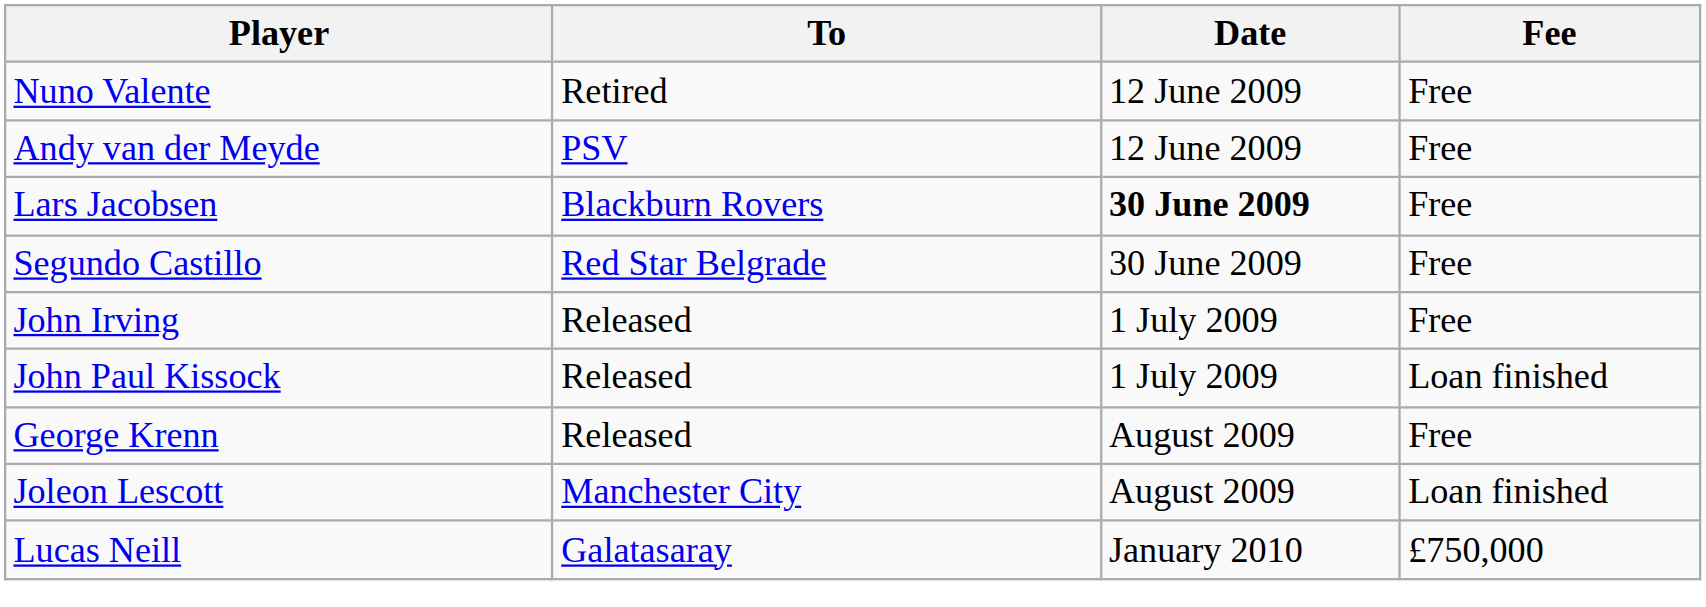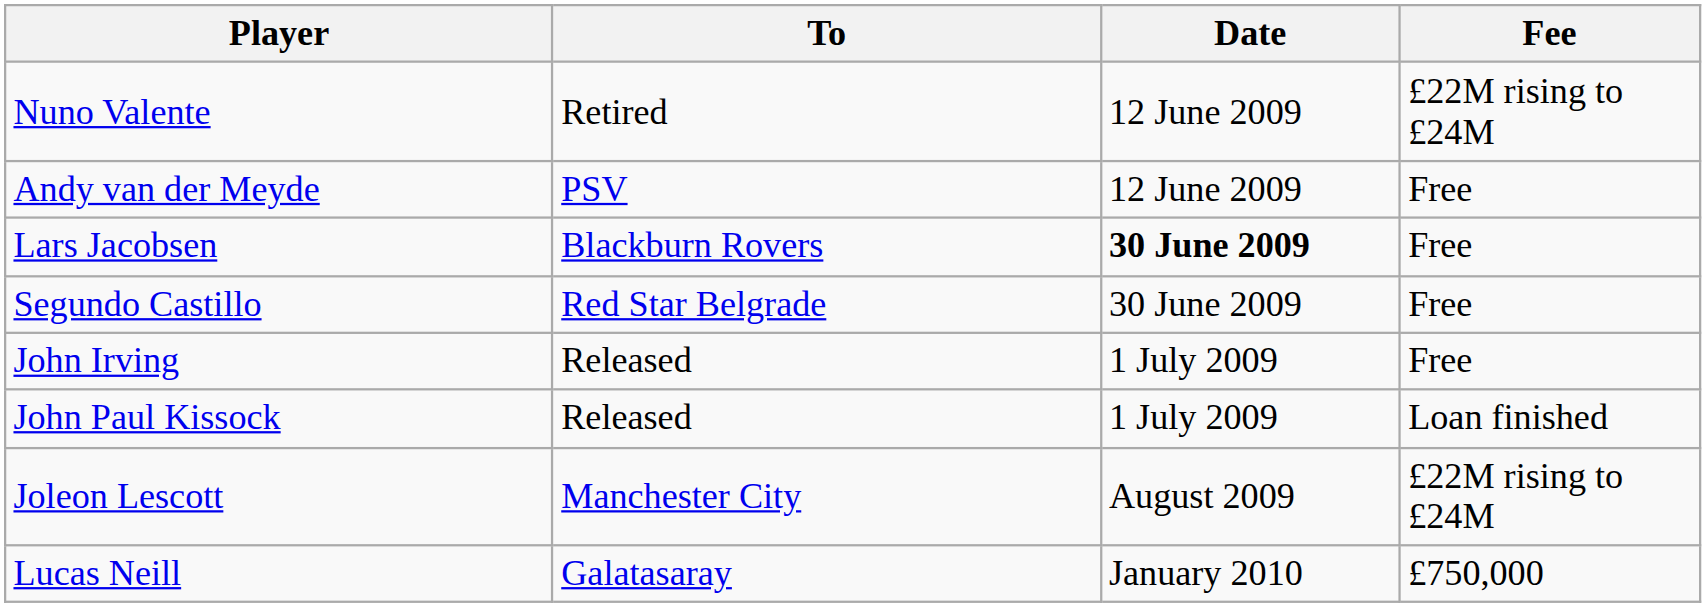(1440, 90) Free -> (1516, 110) £22M rising to £24M
- row: (116, 434)
(1508, 491) Loan finished -> (1516, 495) £22M rising to £24M
